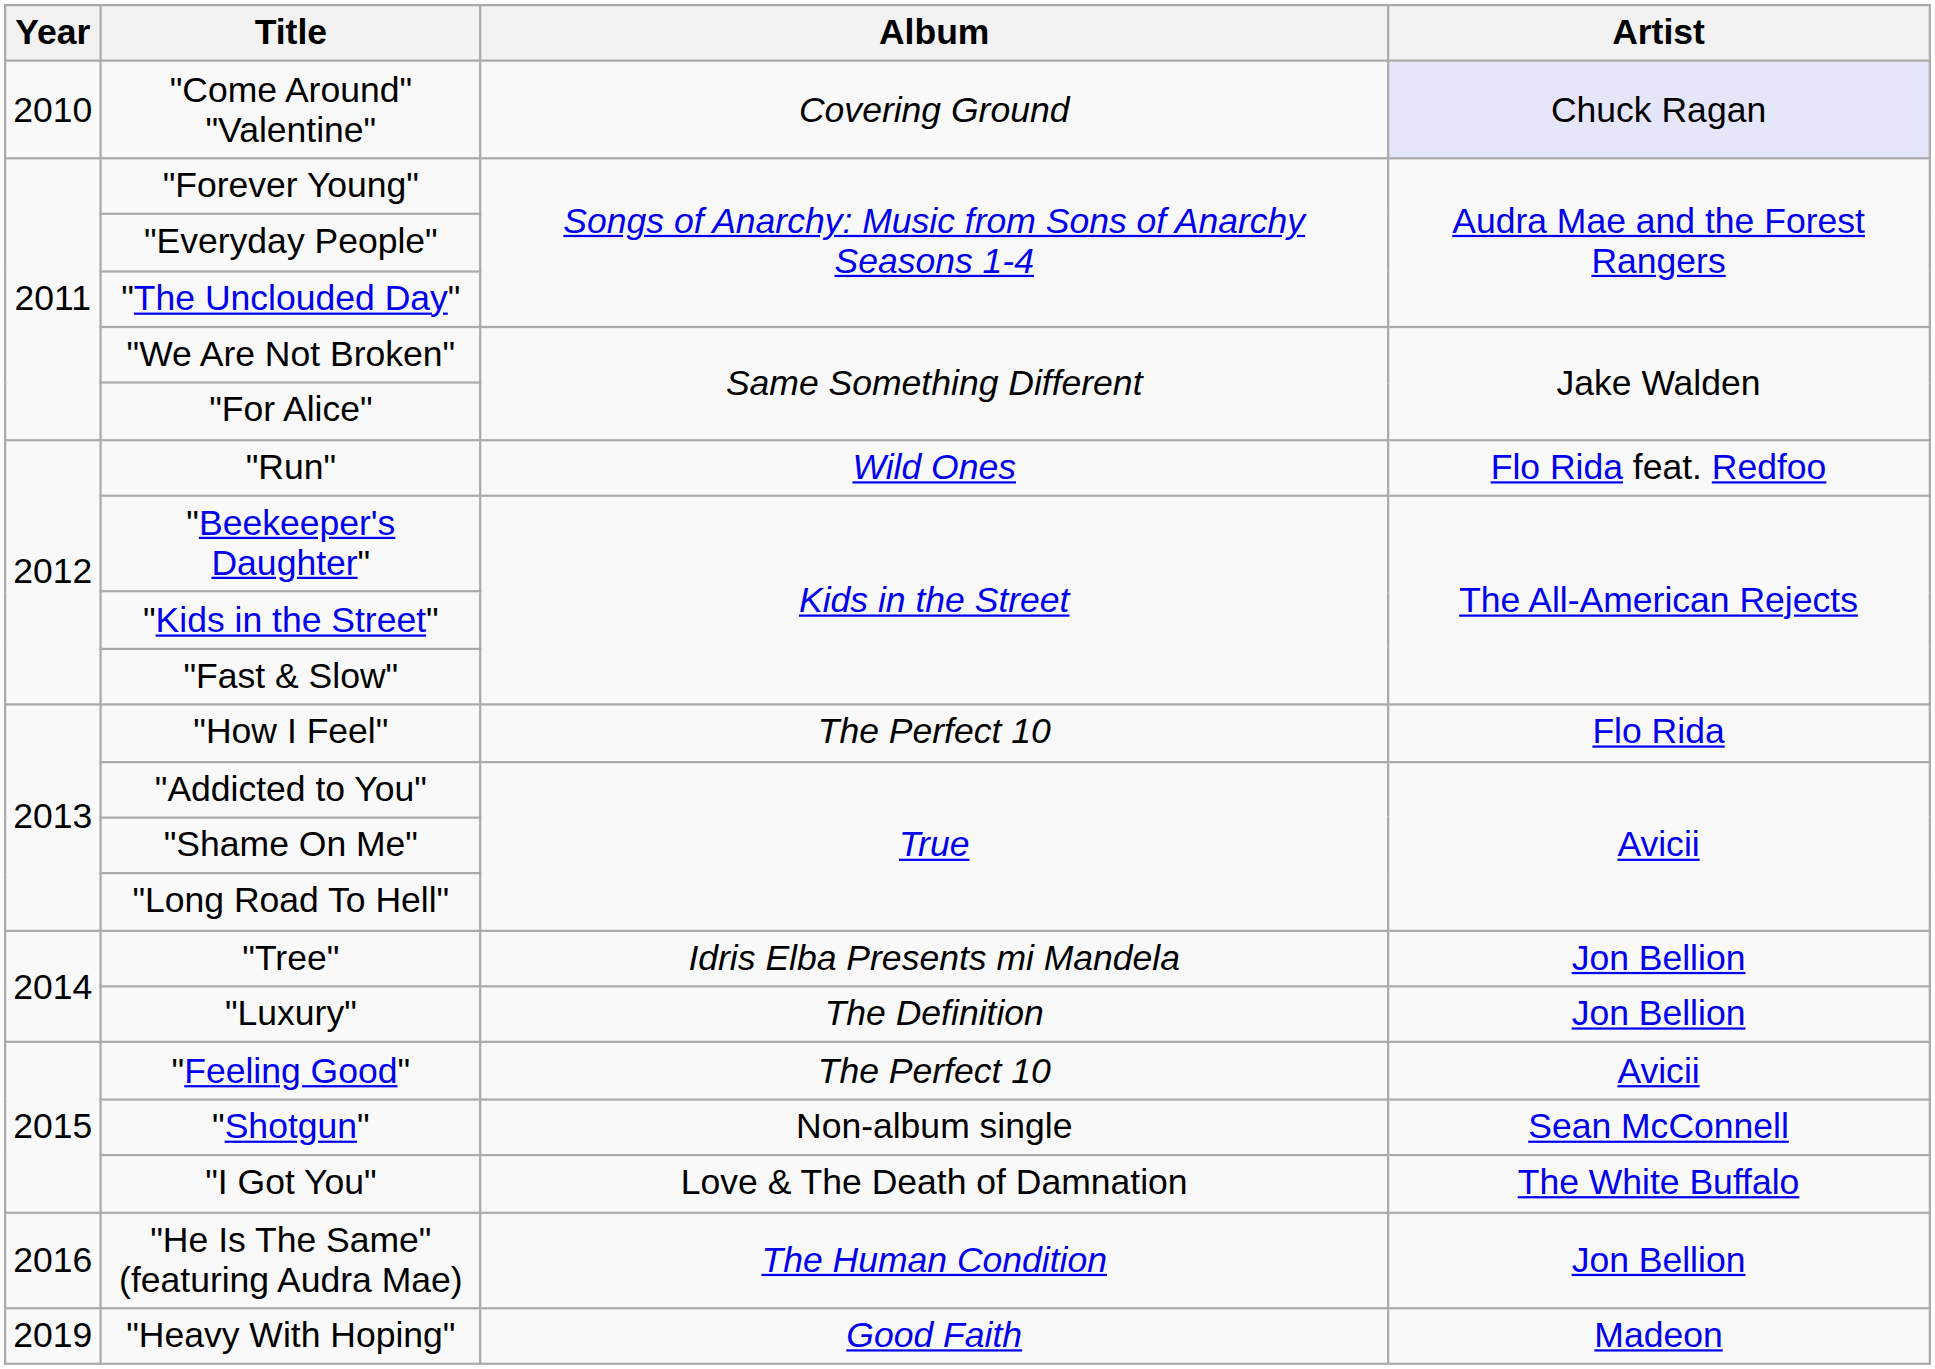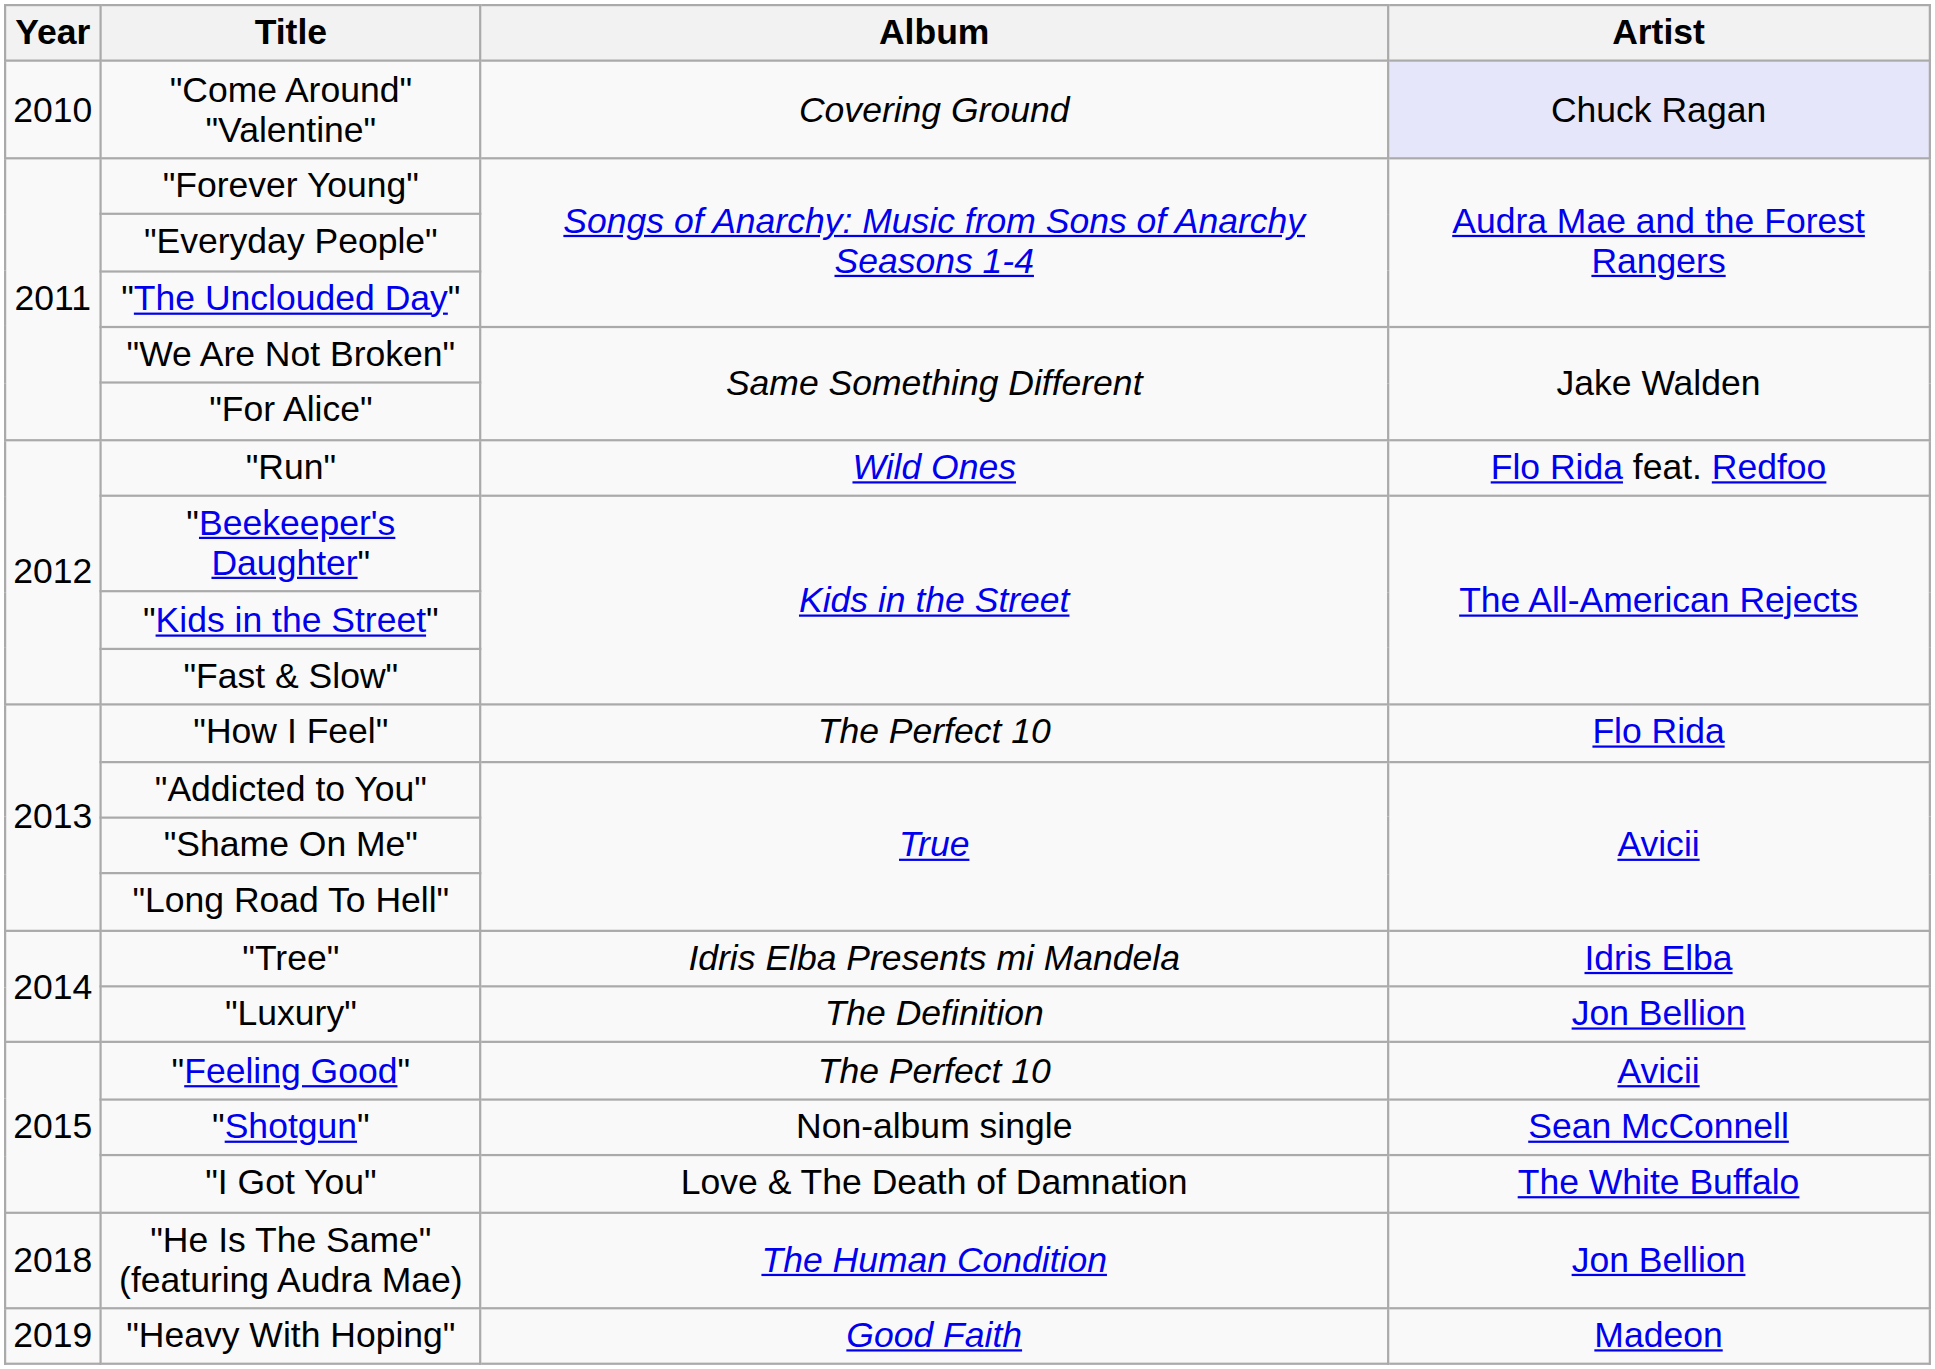(1659, 957) Jon Bellion -> (1659, 957) Idris Elba
(53, 1259) 2016 -> (53, 1259) 2018
